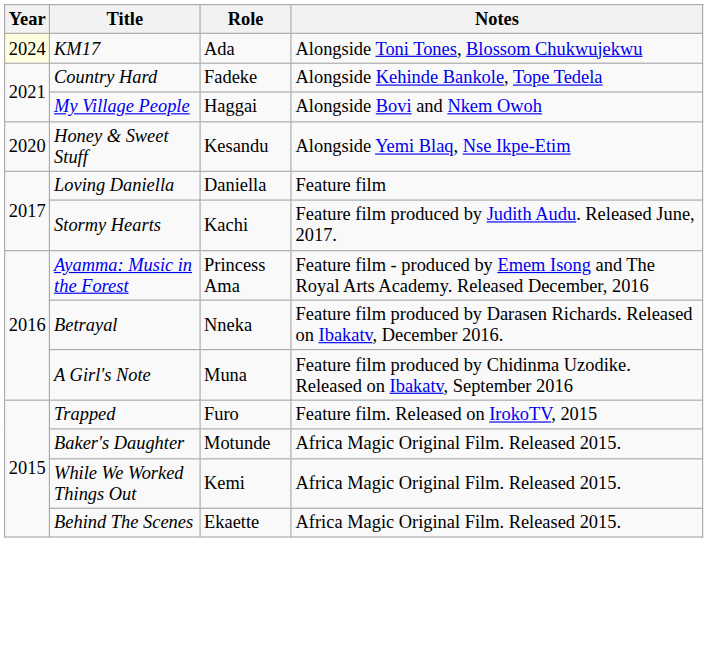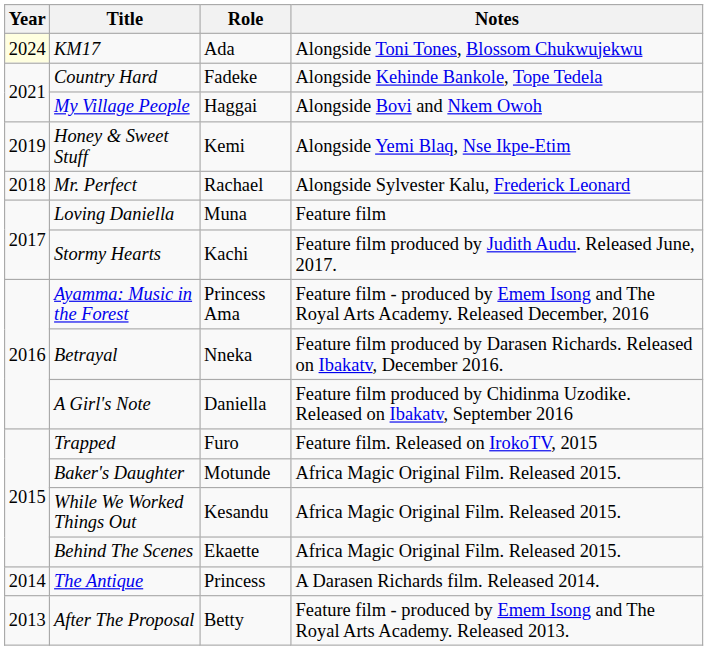(27, 146) 2020 -> (27, 146) 2019
(236, 146) Kesandu -> (225, 146) Kemi
+ row: (95, 185)
(235, 185) Daniella -> (226, 214) Muna
(226, 374) Muna -> (235, 404) Daniella
(225, 483) Kemi -> (236, 512) Kesandu
+ row: (99, 581)
+ row: (124, 620)
